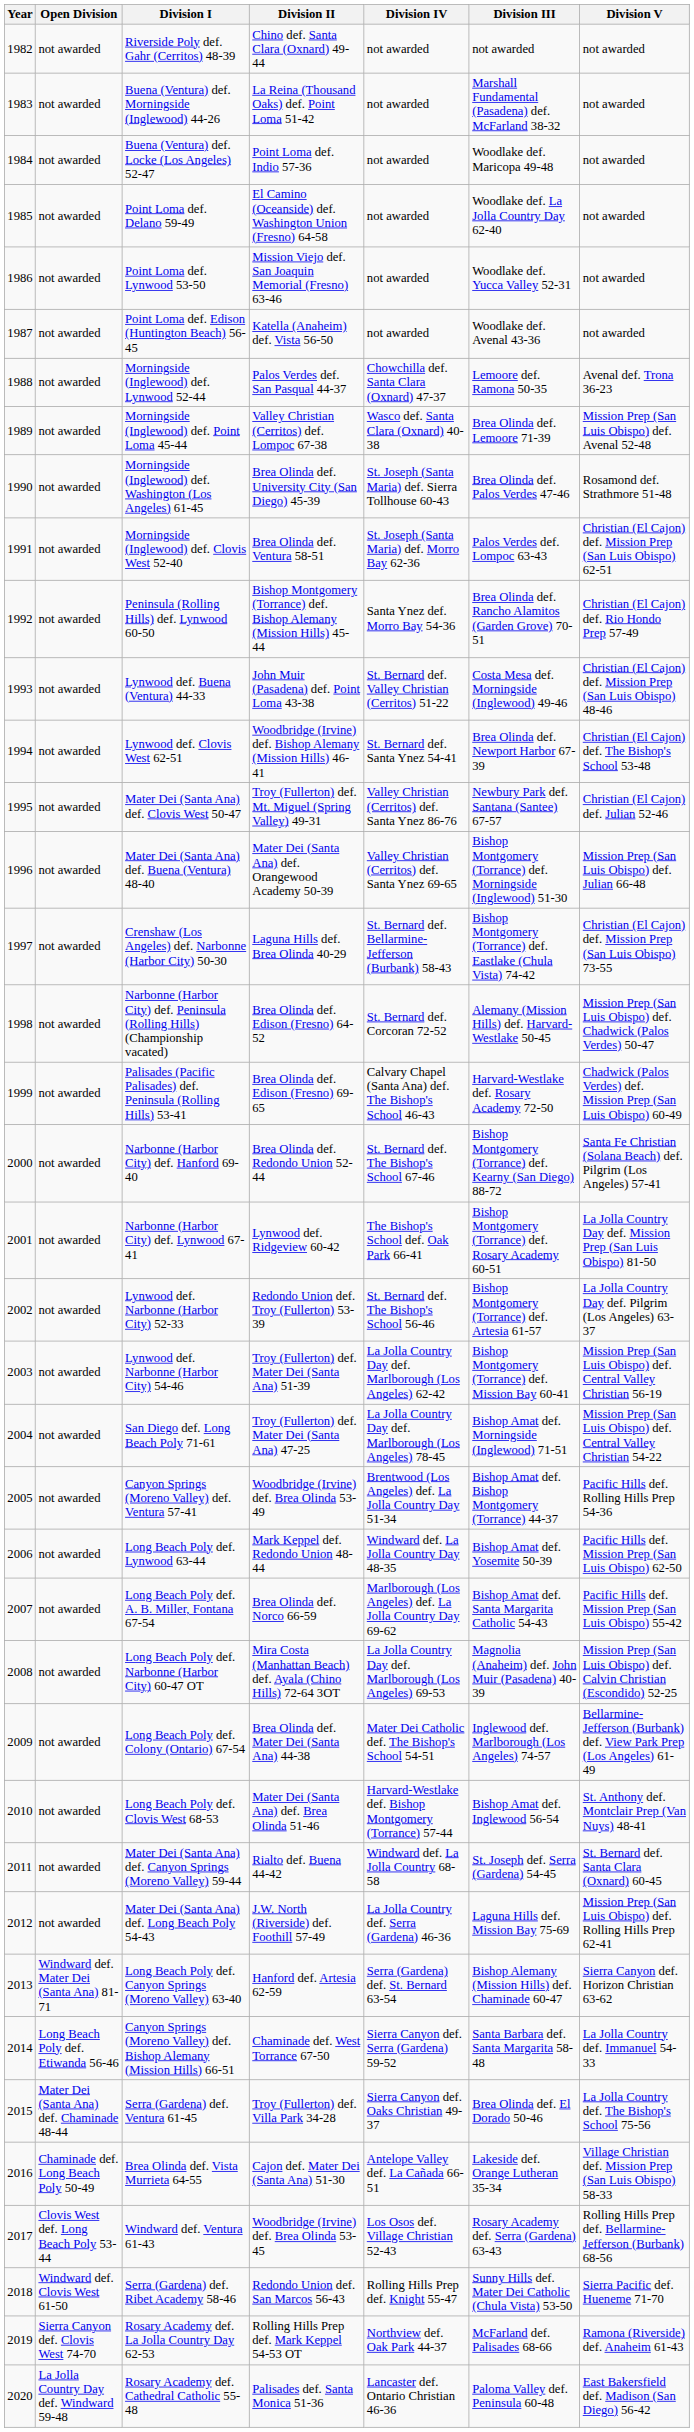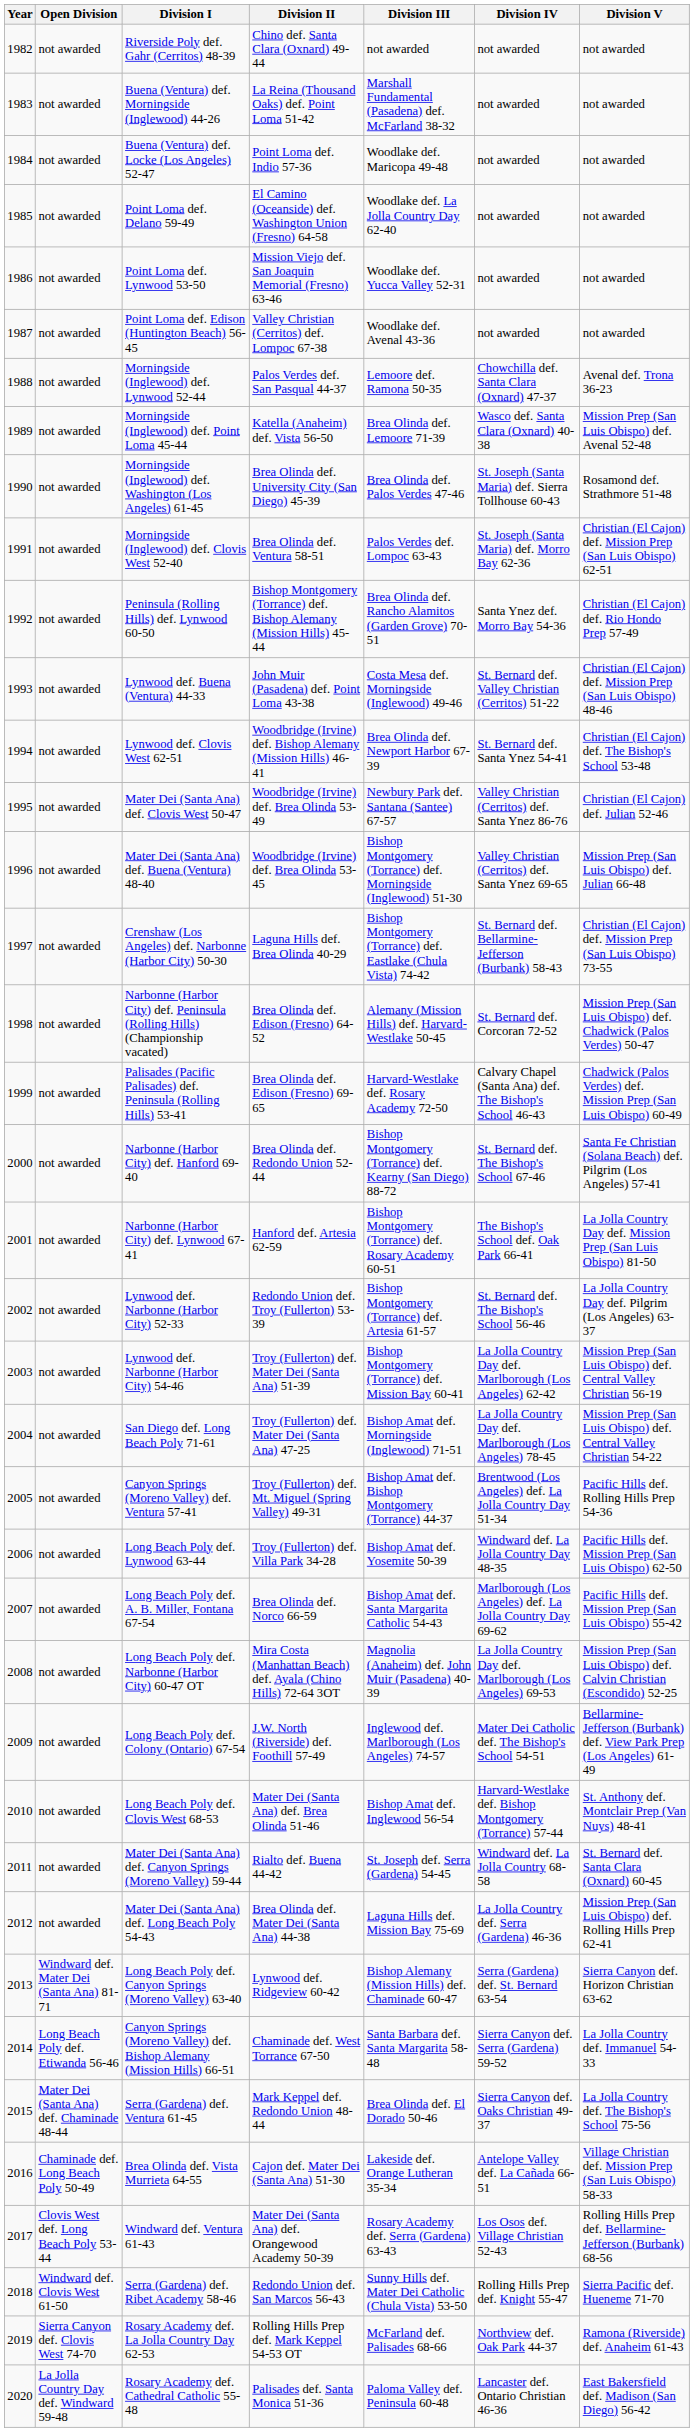columns swapped: (525, 14) <-> (417, 14)
(299, 333) Katella (Anaheim) def. Vista 56-50 -> (293, 333) Valley Christian (Cerritos) def. Lompoc 67-38
(293, 430) Valley Christian (Cerritos) def. Lompoc 67-38 -> (299, 430) Katella (Anaheim) def. Vista 56-50
(305, 807) Troy (Fullerton) def. Mt. Miguel (Spring Valley) 49-31 -> (304, 807) Woodbridge (Irvine) def. Brea Olinda 53-49
(296, 869) Mater Dei (Santa Ana) def. Orangewood Academy 50-39 -> (304, 869) Woodbridge (Irvine) def. Brea Olinda 53-45
(296, 1240) Lynwood def. Ridgeview 60-42 -> (304, 1240) Hanford def. Artesia 62-59
(304, 1498) Woodbridge (Irvine) def. Brea Olinda 53-49 -> (305, 1498) Troy (Fullerton) def. Mt. Miguel (Spring Valley) 49-31
(302, 1553) Mark Keppel def. Redondo Union 48-44 -> (305, 1553) Troy (Fullerton) def. Villa Park 34-28
(296, 1741) Brea Olinda def. Mater Dei (Santa Ana) 44-38 -> (292, 1741) J.W. North (Riverside) def. Foothill 57-49
(292, 1922) J.W. North (Riverside) def. Foothill 57-49 -> (296, 1922) Brea Olinda def. Mater Dei (Santa Ana) 44-38
(304, 1985) Hanford def. Artesia 62-59 -> (296, 1985) Lynwood def. Ridgeview 60-42
(305, 2110) Troy (Fullerton) def. Villa Park 34-28 -> (302, 2110) Mark Keppel def. Redondo Union 48-44
(304, 2236) Woodbridge (Irvine) def. Brea Olinda 53-45 -> (296, 2236) Mater Dei (Santa Ana) def. Orangewood Academy 50-39
